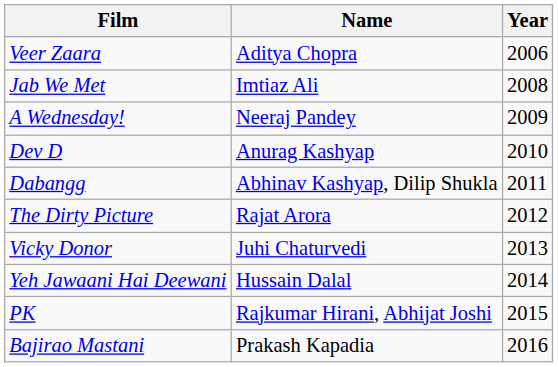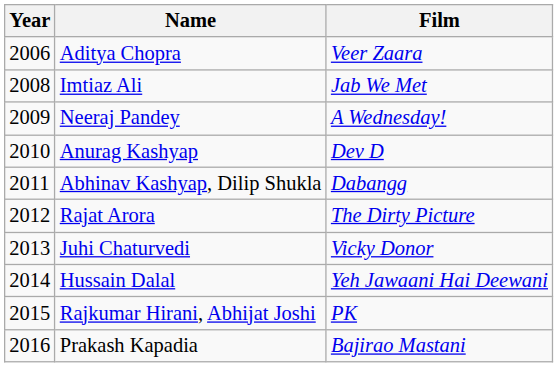columns swapped: (528, 20) <-> (118, 20)
